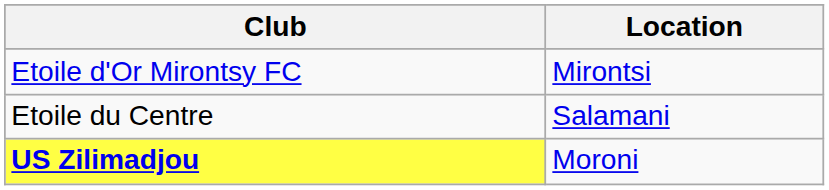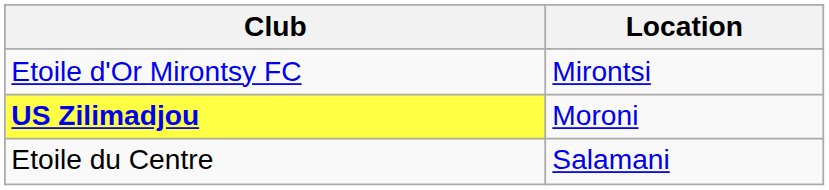rows swapped: (112, 116) <-> (105, 160)
